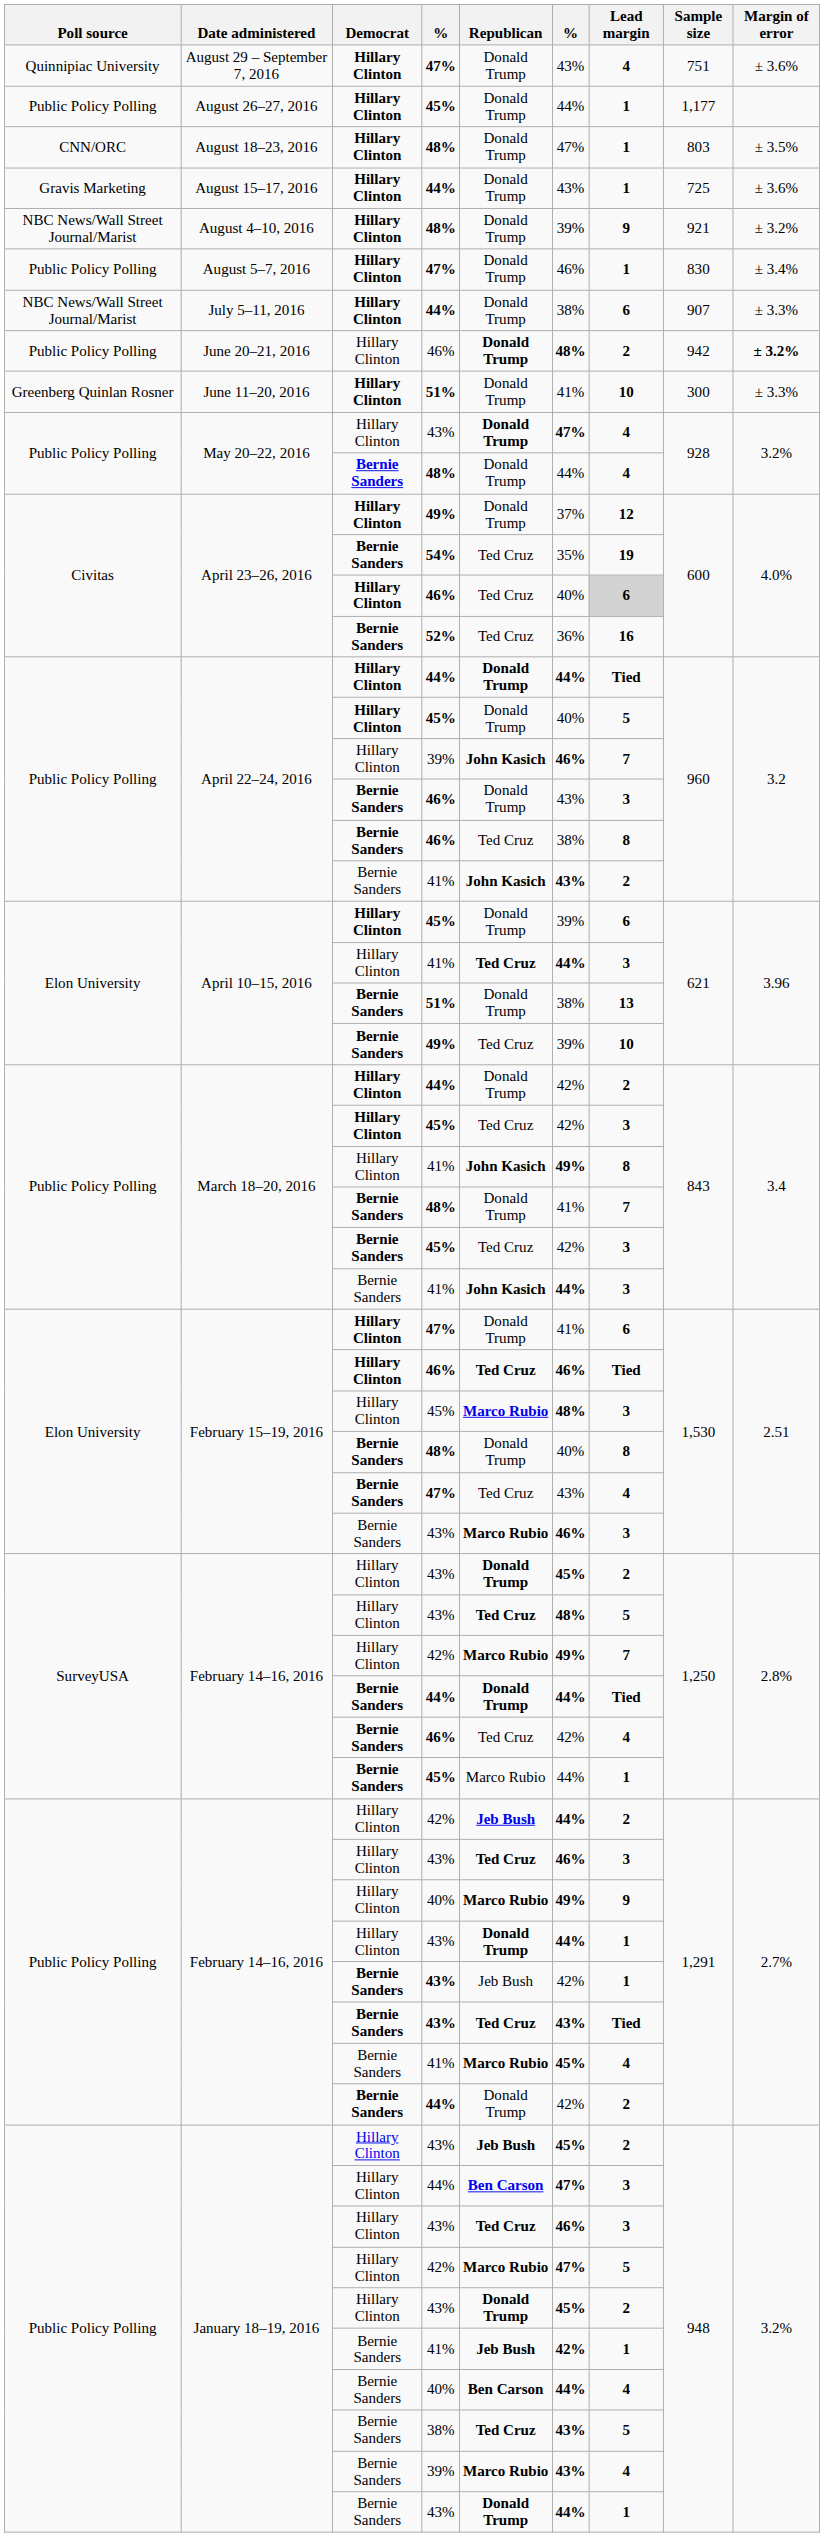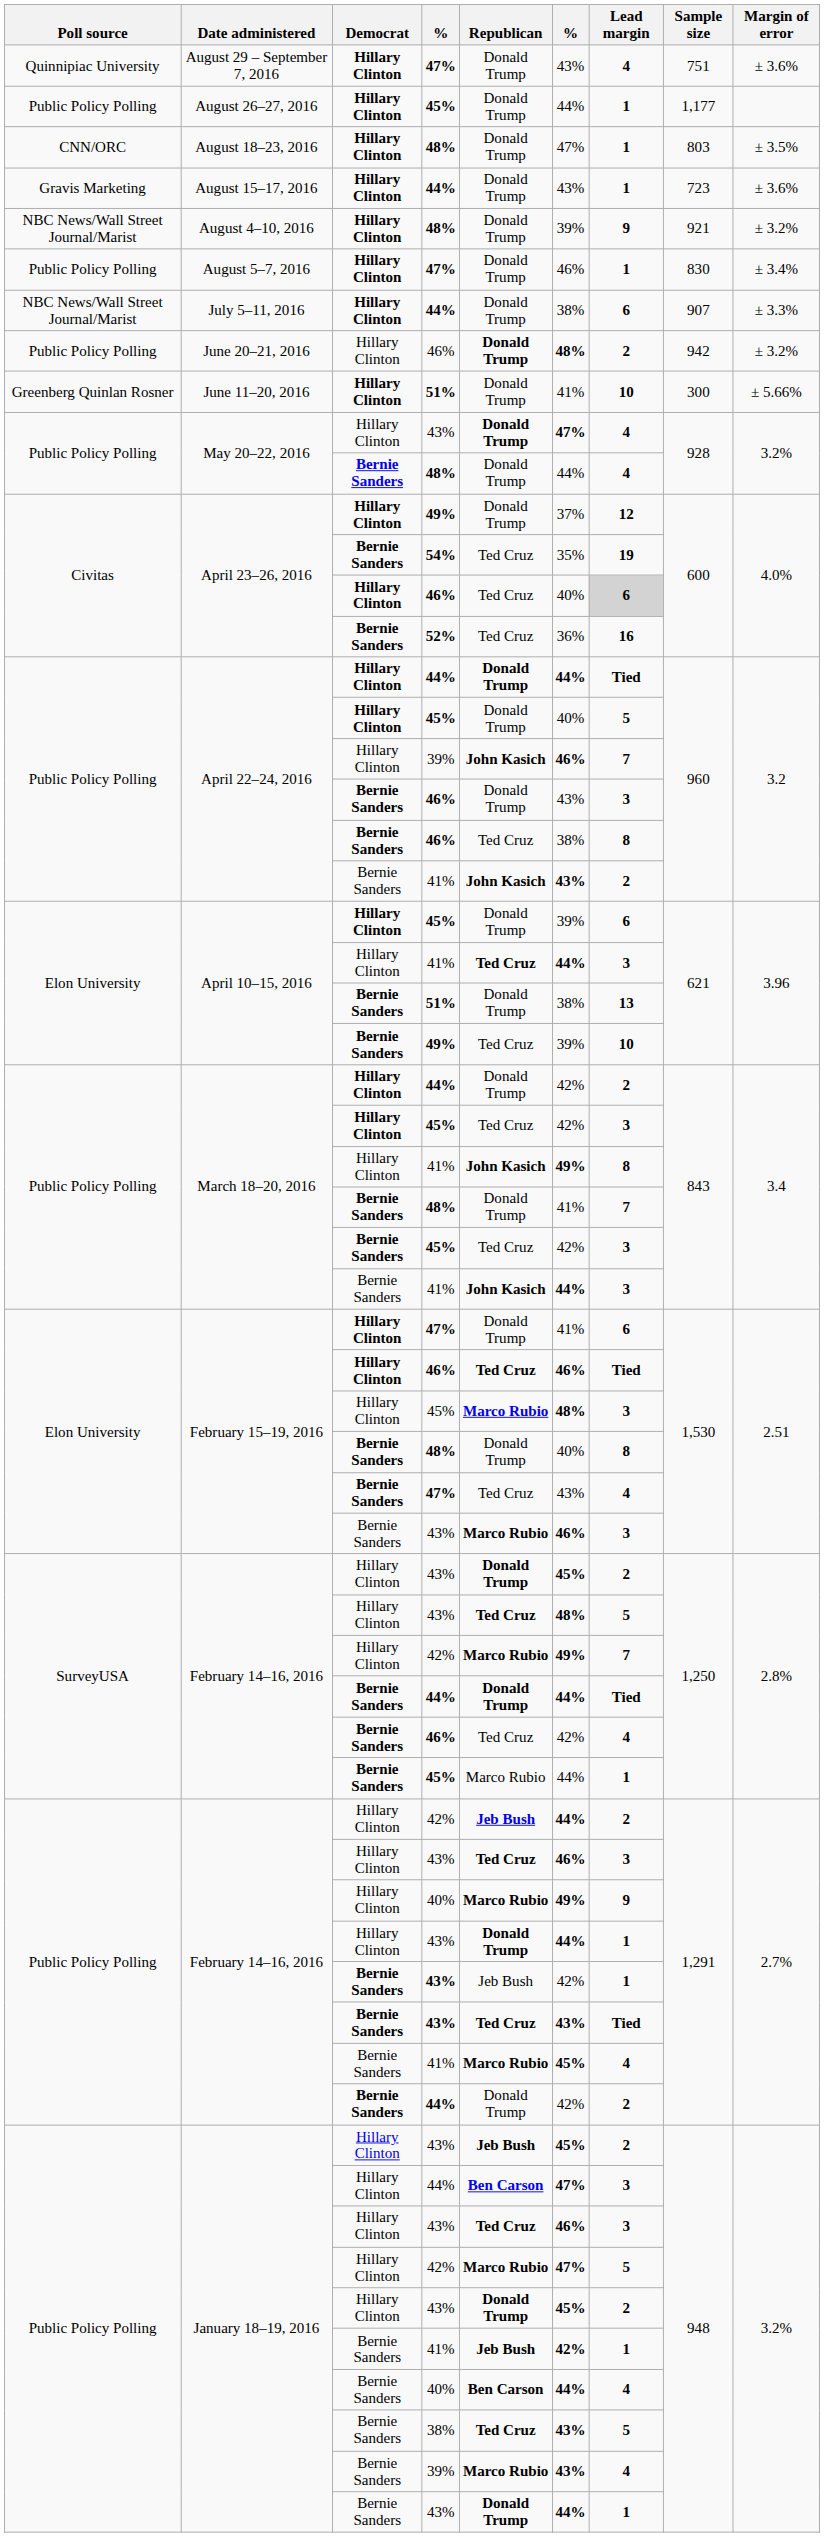(698, 187) 725 -> (698, 187) 723
(776, 351) bold -> (776, 351) normal
(776, 391) ± 3.3% -> (776, 391) ± 5.66%
